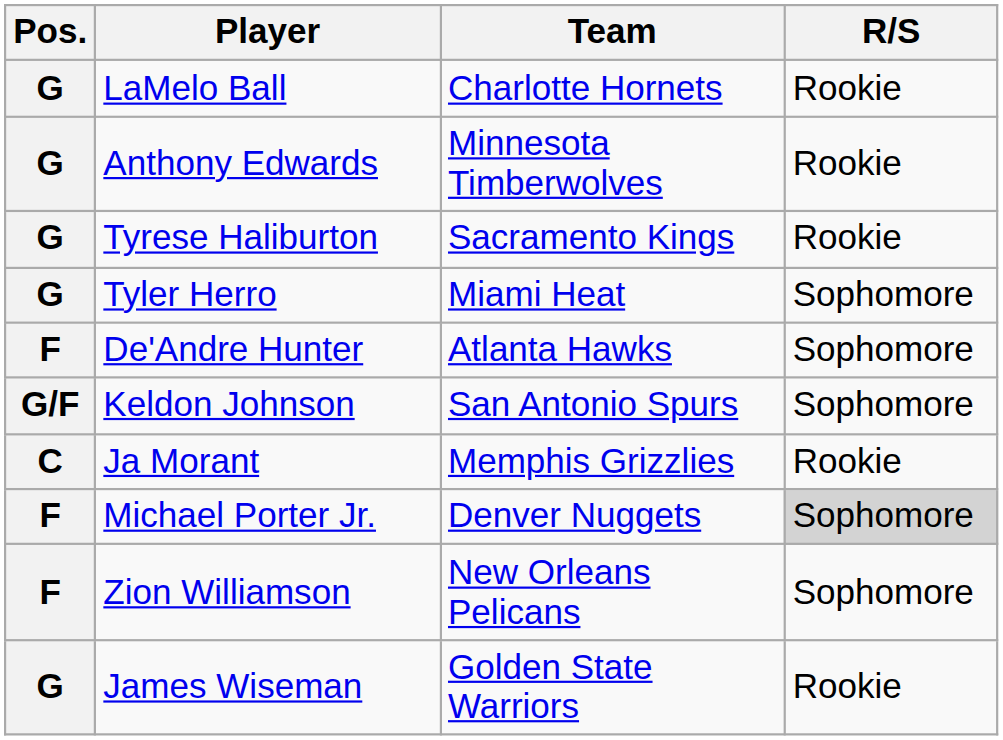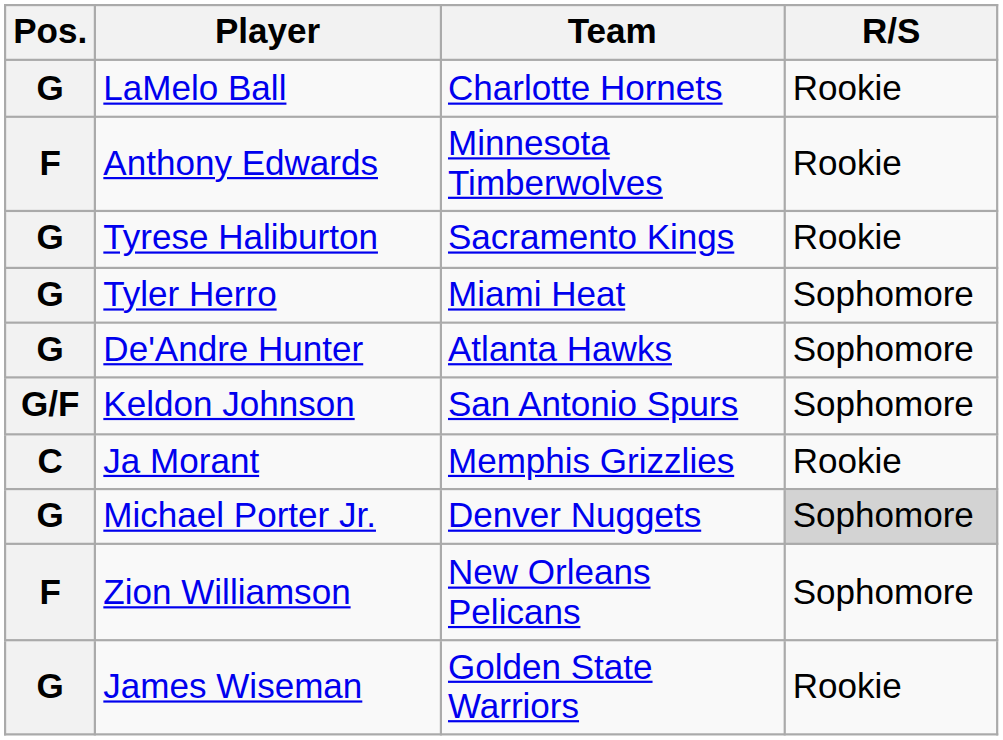(50, 163) G -> (50, 163) F
(50, 349) F -> (50, 349) G
(50, 516) F -> (50, 516) G
